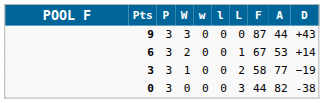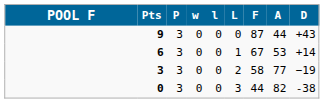- column: (184, 15)
